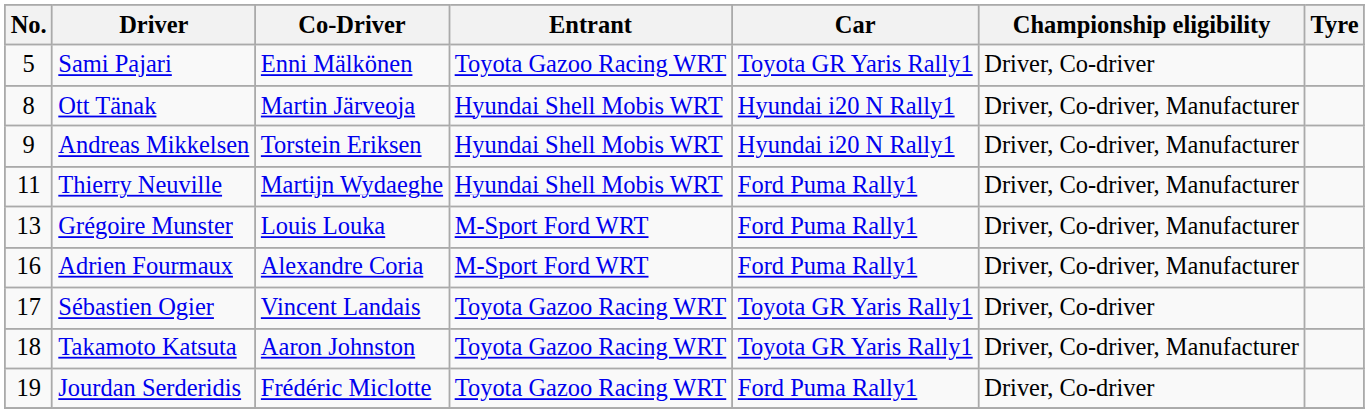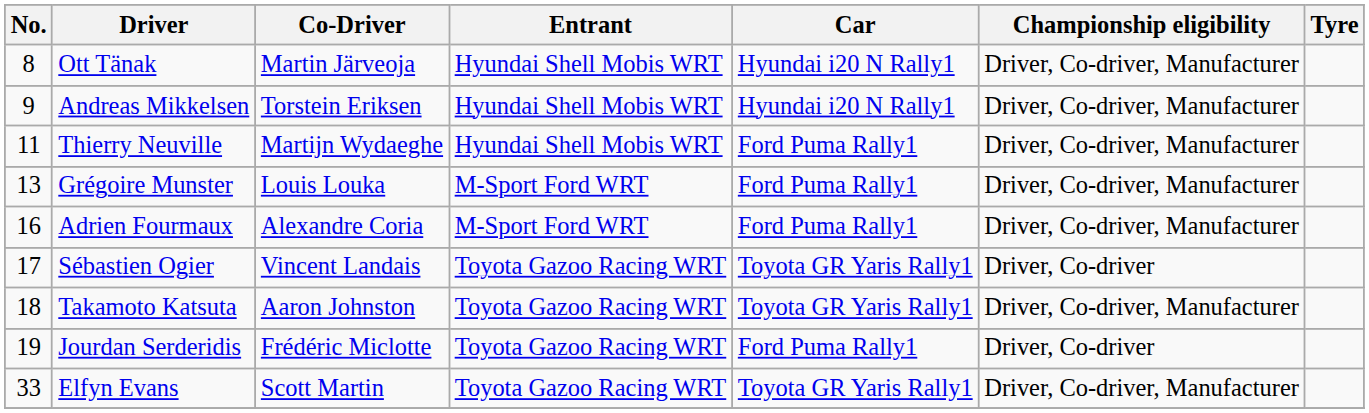- row: (115, 64)
+ row: (118, 387)
